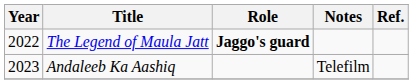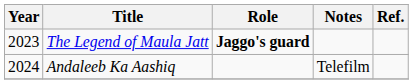(24, 41) 2022 -> (24, 41) 2023
(24, 66) 2023 -> (24, 66) 2024
